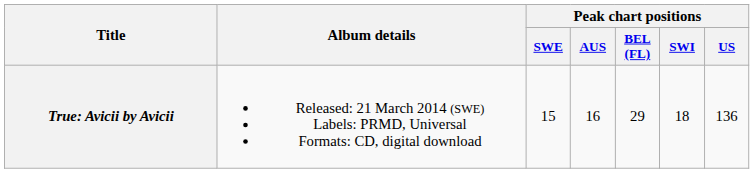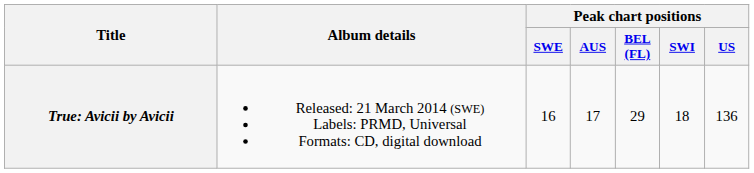(548, 116) 15 -> (548, 116) 16
(593, 116) 16 -> (593, 116) 17
